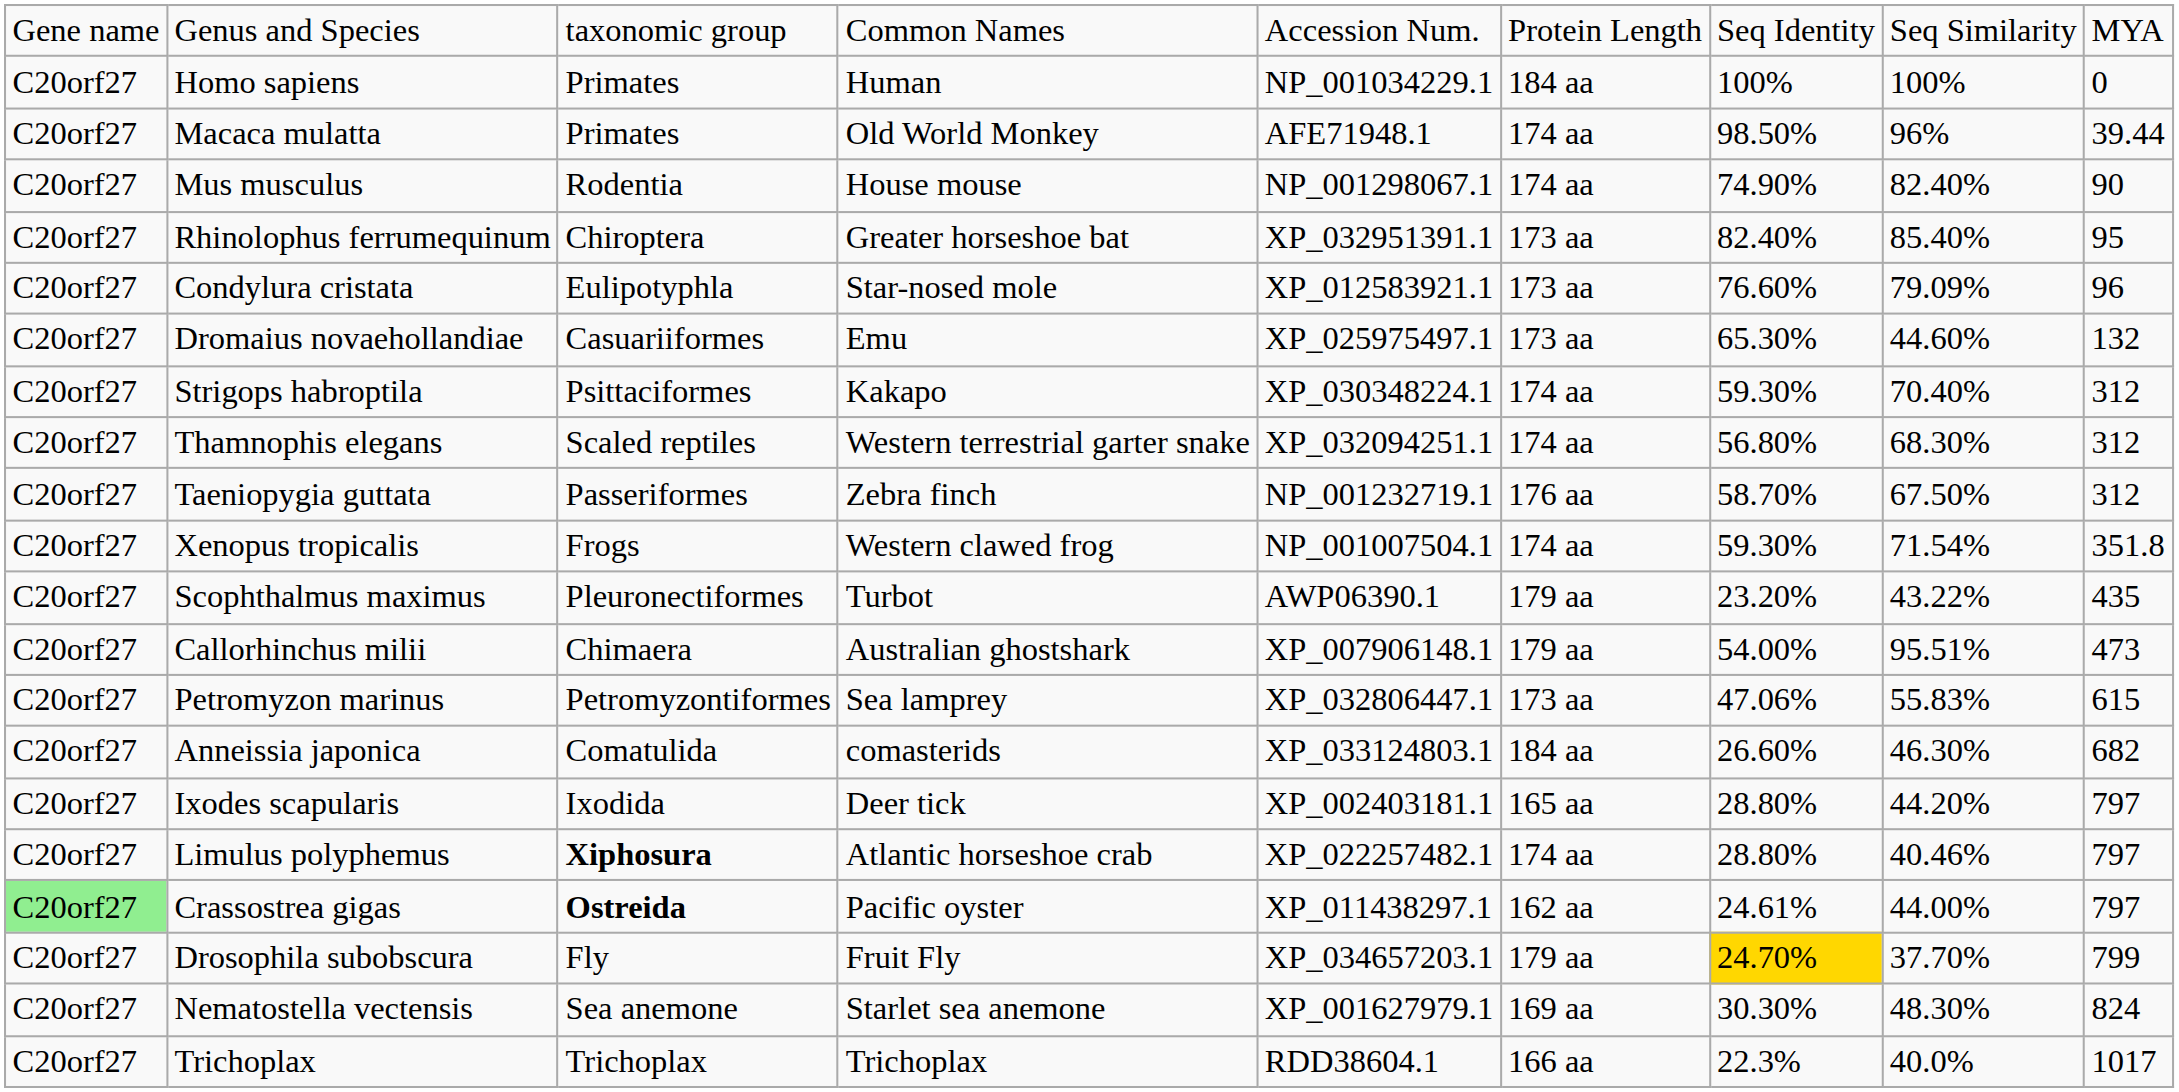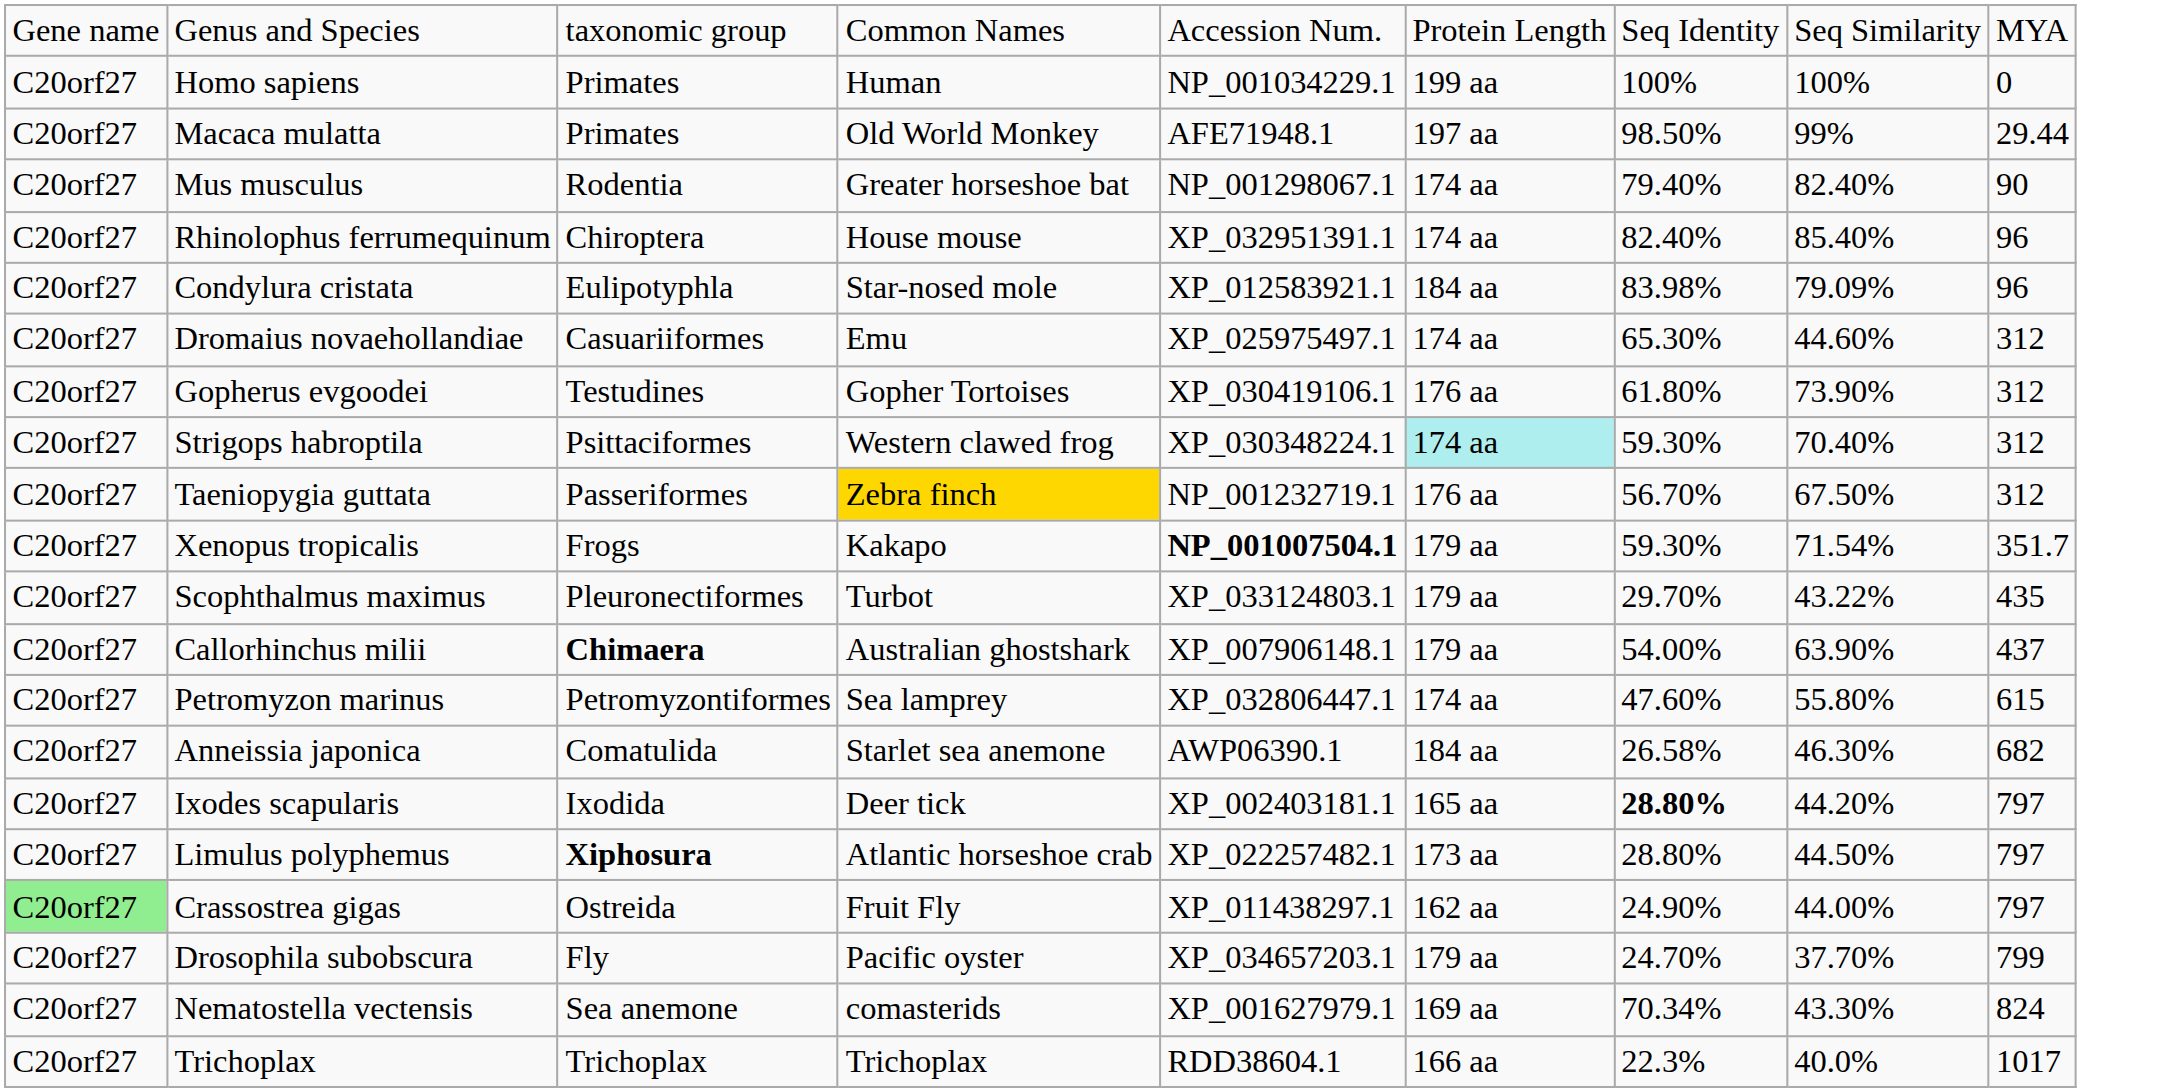(1551, 81) 184 aa -> (1455, 81) 199 aa
(1551, 133) 174 aa -> (1455, 133) 197 aa
(1920, 133) 96% -> (1824, 133) 99%
(2128, 133) 39.44 -> (2032, 133) 29.44
(934, 184) House mouse -> (987, 184) Greater horseshoe bat
(1767, 184) 74.90% -> (1671, 184) 79.40%
(987, 236) Greater horseshoe bat -> (934, 236) House mouse
(1551, 236) 173 aa -> (1455, 236) 174 aa
(2108, 236) 95 -> (2012, 236) 96
(1551, 287) 173 aa -> (1455, 287) 184 aa
(1767, 287) 76.60% -> (1671, 287) 83.98%
(1551, 339) 173 aa -> (1455, 339) 174 aa
(2116, 339) 132 -> (2020, 339) 312
+ row: (301, 390)
(896, 390) Kakapo -> (980, 442) Western clawed frog
(1551, 390) no background -> (1455, 442) paleturquoise background
- row: (308, 442)
(921, 493) no background -> (921, 493) gold background
(1767, 493) 58.70% -> (1671, 493) 56.70%
(980, 545) Western clawed frog -> (896, 545) Kakapo
(1379, 545) normal -> (1282, 545) bold
(1551, 545) 174 aa -> (1455, 545) 179 aa
(2128, 545) 351.8 -> (2032, 545) 351.7
(1352, 596) AWP06390.1 -> (1282, 596) XP_033124803.1
(1767, 596) 23.20% -> (1671, 596) 29.70%
(629, 648) normal -> (635, 648) bold
(1940, 648) 95.51% -> (1844, 648) 63.90%
(2116, 648) 473 -> (2020, 648) 437
(1551, 699) 173 aa -> (1455, 699) 174 aa
(1767, 699) 47.06% -> (1671, 699) 47.60%
(1940, 699) 55.83% -> (1844, 699) 55.80%
(923, 751) comasterids -> (976, 751) Starlet sea anemone
(1379, 751) XP_033124803.1 -> (1255, 751) AWP06390.1
(1767, 751) 26.60% -> (1671, 751) 26.58%
(1767, 802) normal -> (1674, 802) bold
(1551, 854) 174 aa -> (1455, 854) 173 aa
(1940, 854) 40.46% -> (1844, 854) 44.50%
(626, 905) bold -> (621, 905) normal
(935, 905) Pacific oyster -> (903, 905) Fruit Fly
(1767, 905) 24.61% -> (1671, 905) 24.90%
(903, 957) Fruit Fly -> (935, 957) Pacific oyster
(1767, 957) gold background -> (1671, 957) no background
(976, 1008) Starlet sea anemone -> (923, 1008) comasterids
(1767, 1008) 30.30% -> (1671, 1008) 70.34%
(1940, 1008) 48.30% -> (1844, 1008) 43.30%
